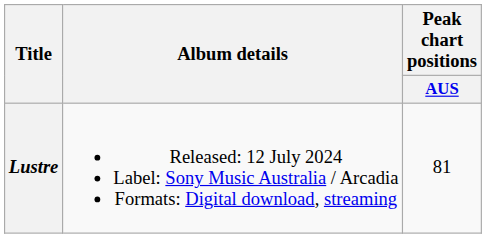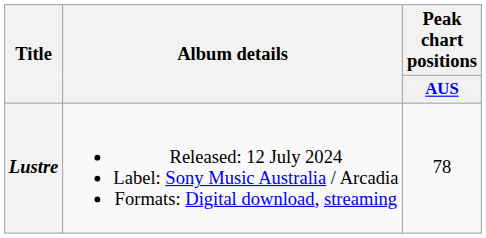(442, 167) 81 -> (442, 167) 78
